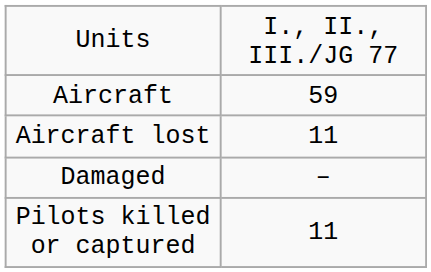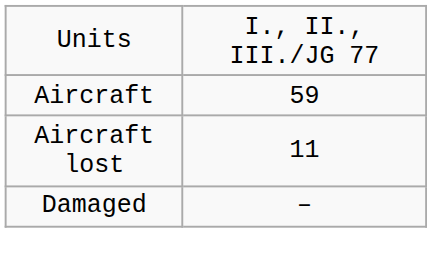- row: (113, 232)
